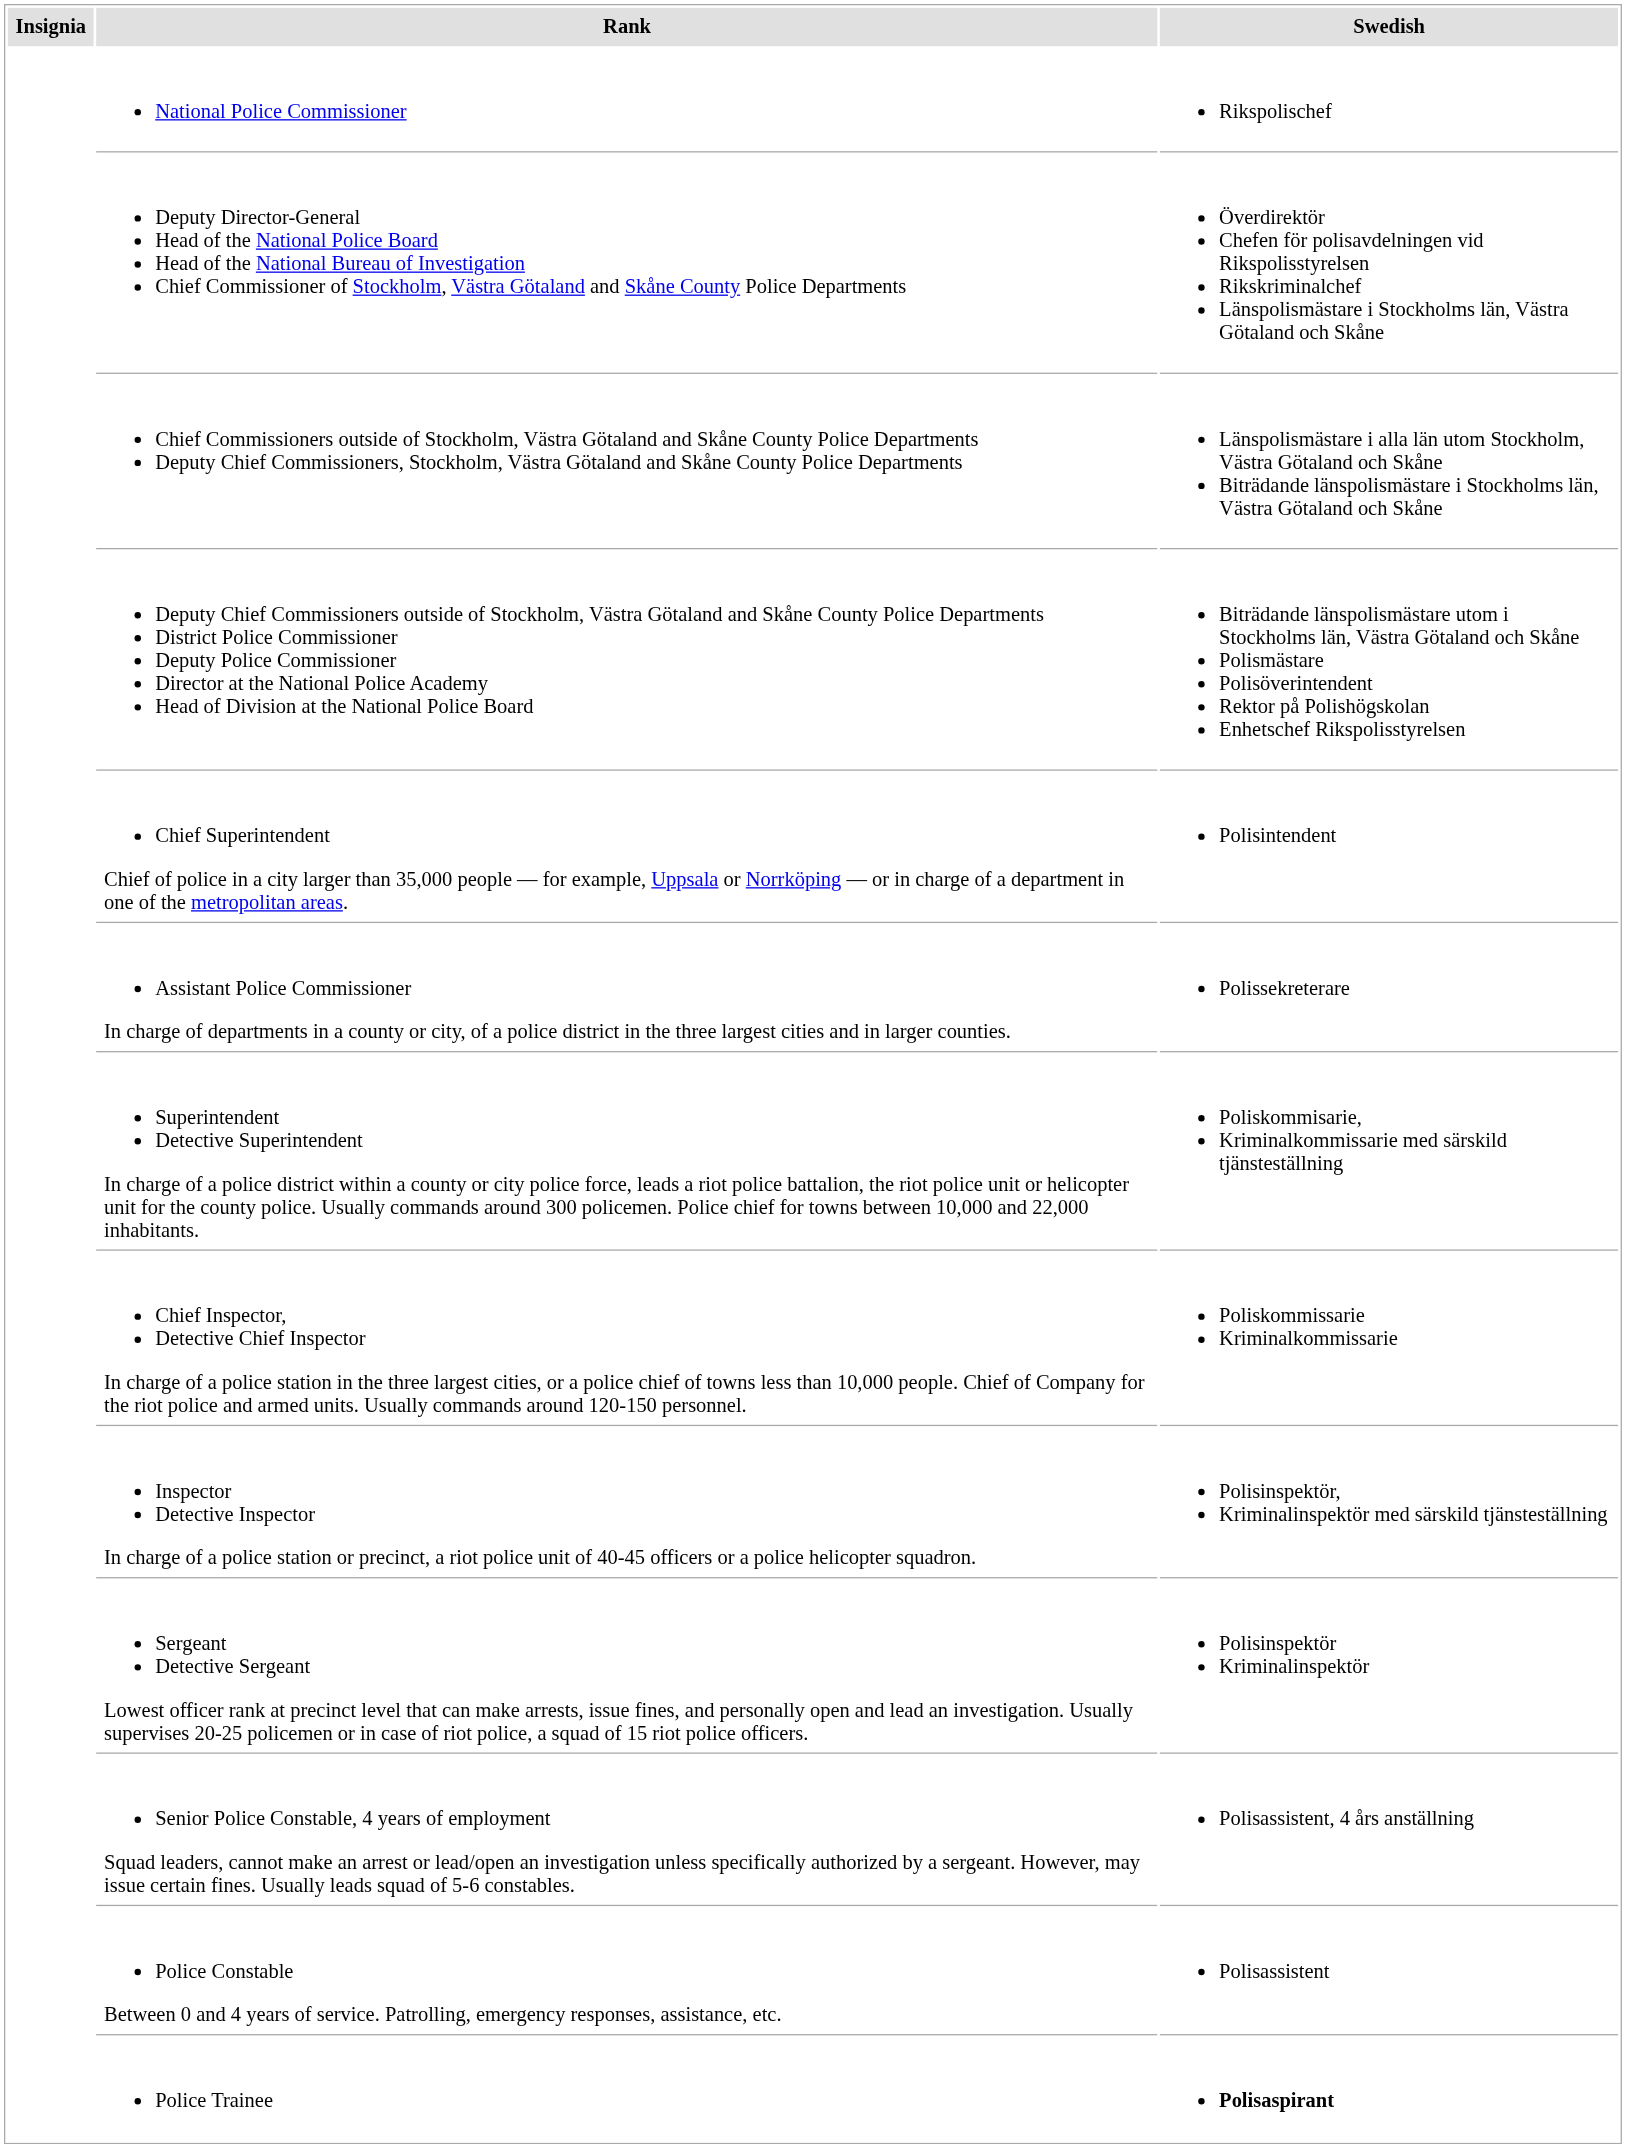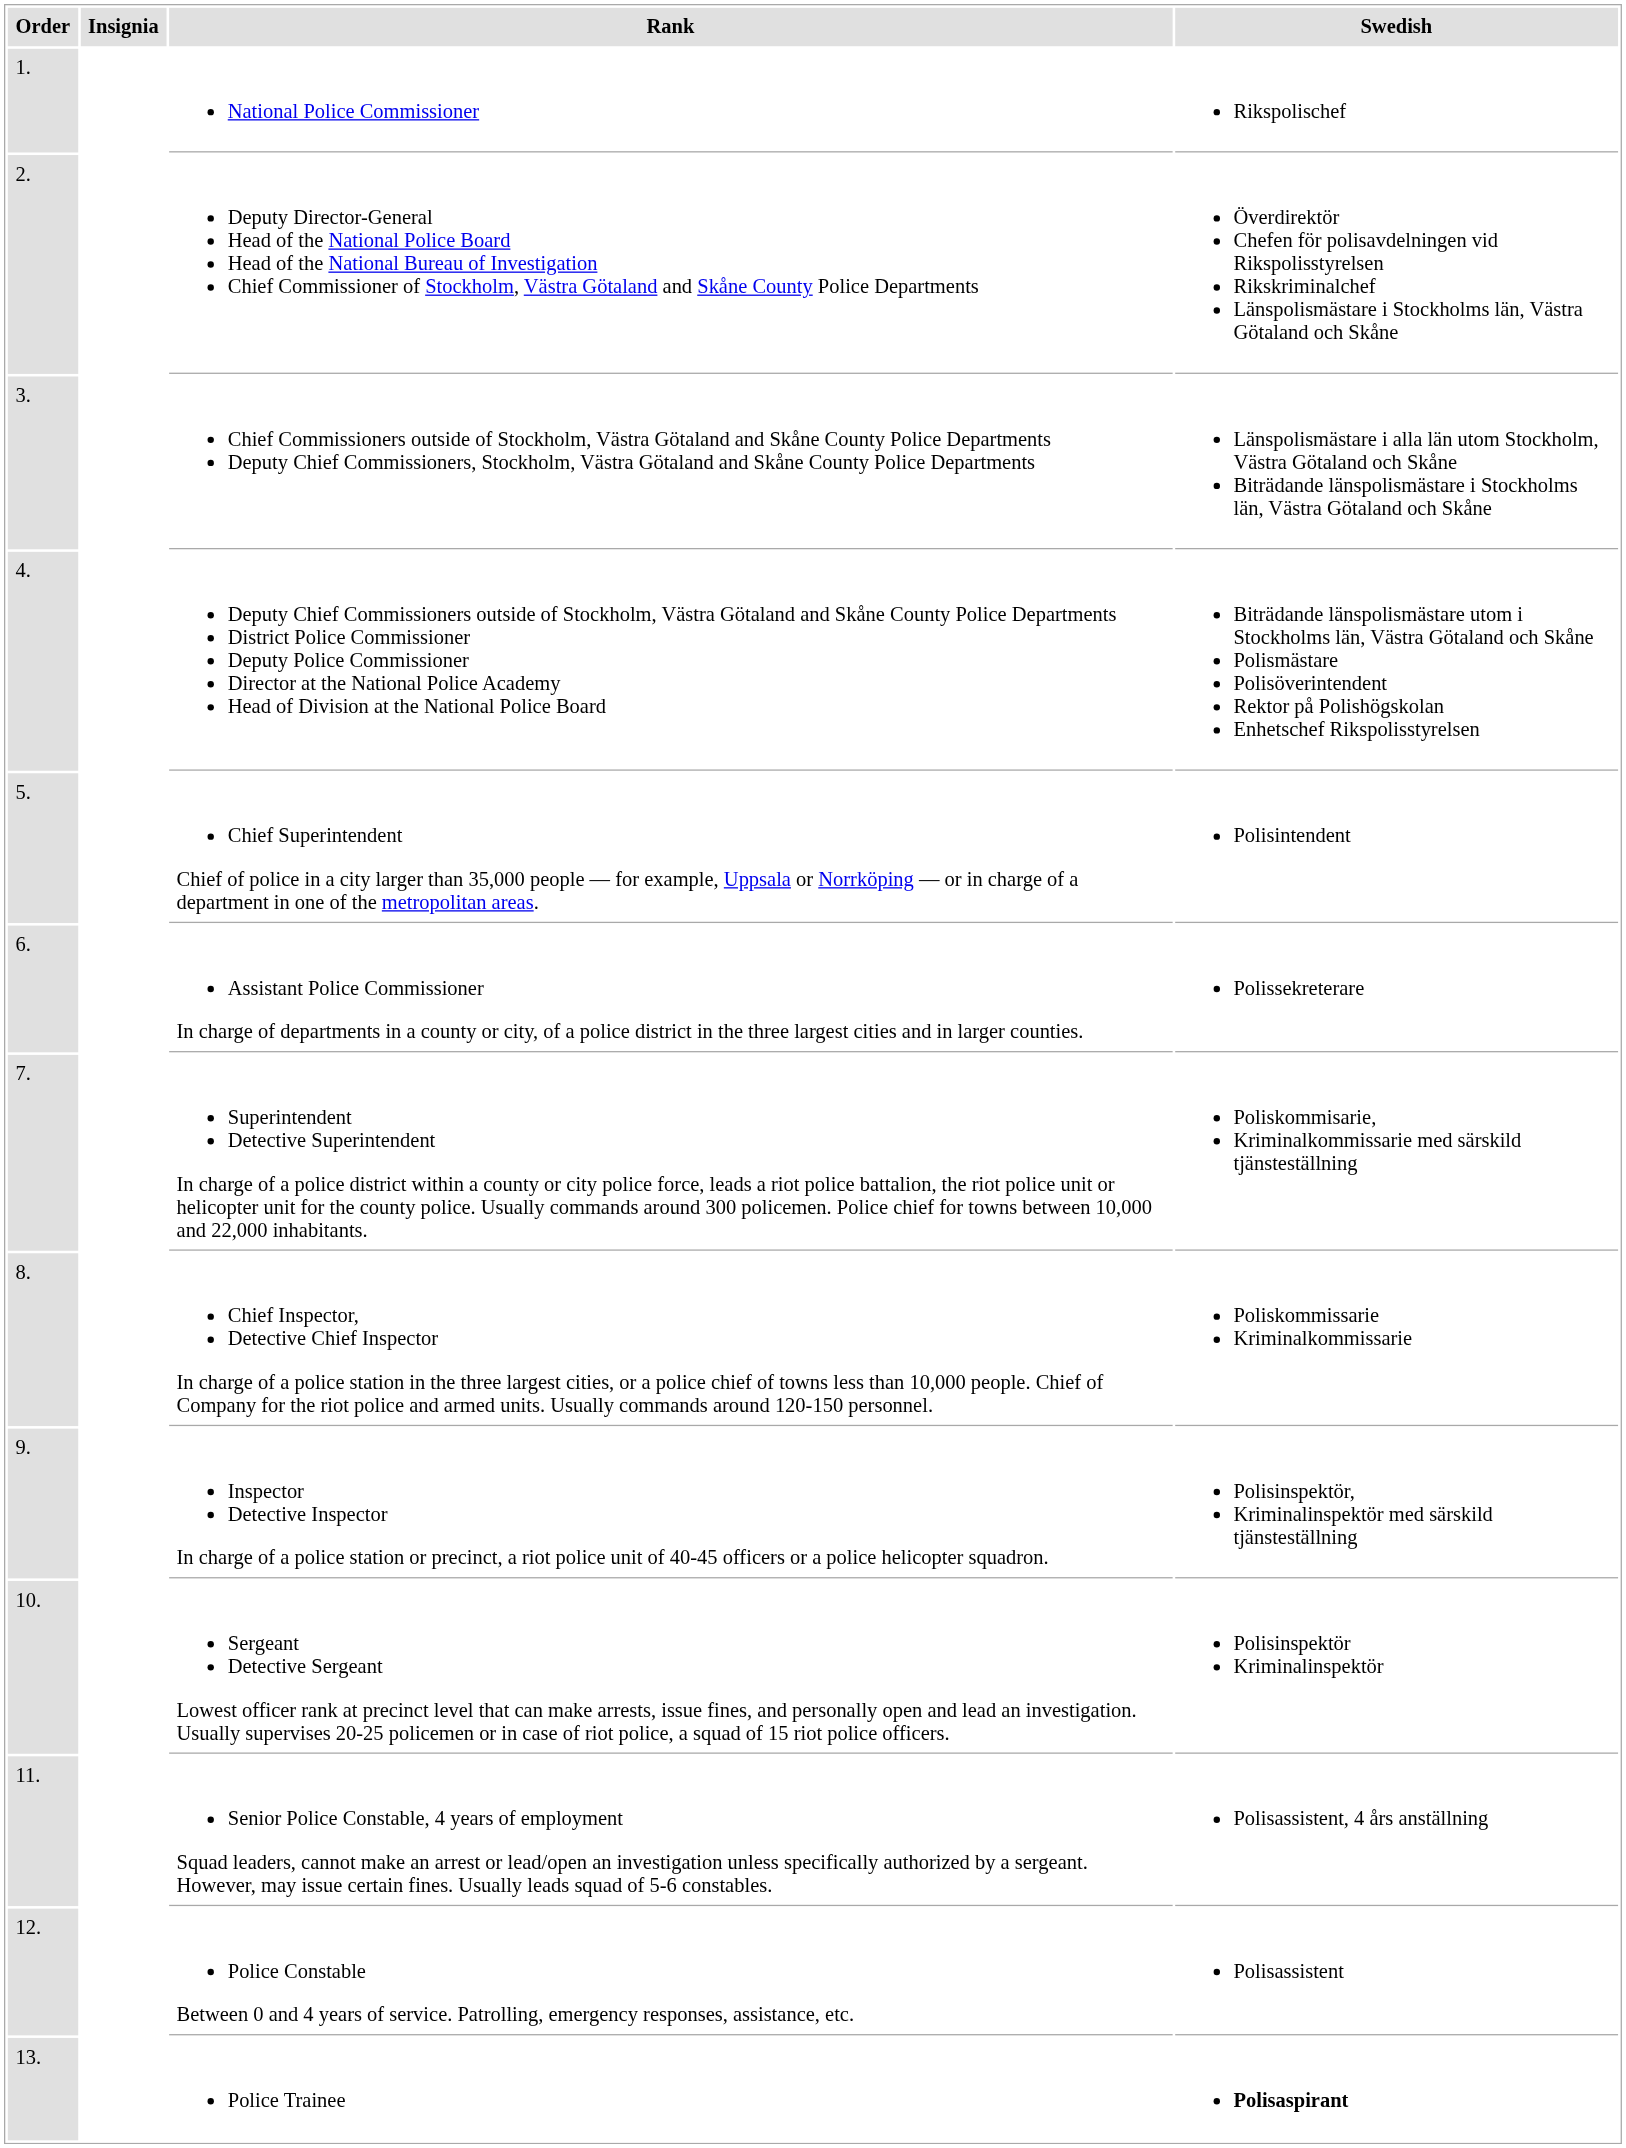+ column: (43, 26)
